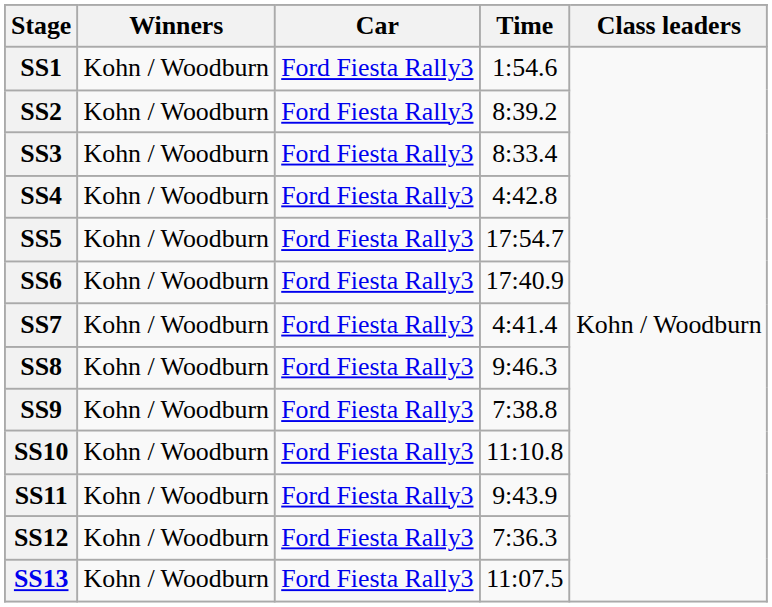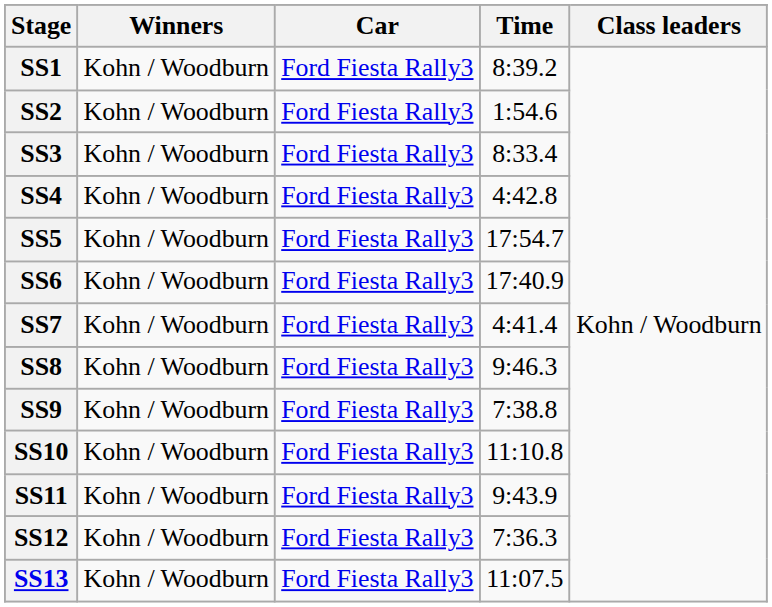(525, 68) 1:54.6 -> (525, 68) 8:39.2
(525, 110) 8:39.2 -> (525, 110) 1:54.6
